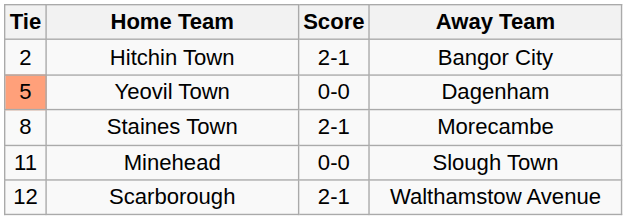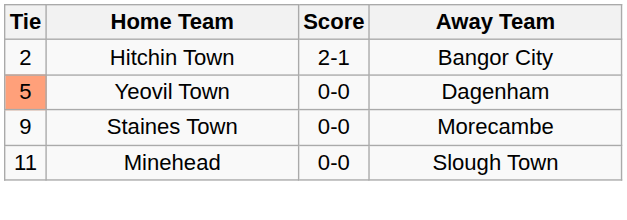(26, 127) 8 -> (26, 127) 9
(334, 127) 2-1 -> (334, 127) 0-0
- row: (172, 197)
